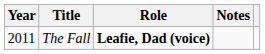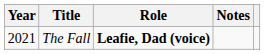(22, 37) 2011 -> (22, 37) 2021
